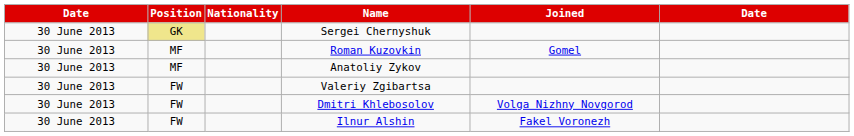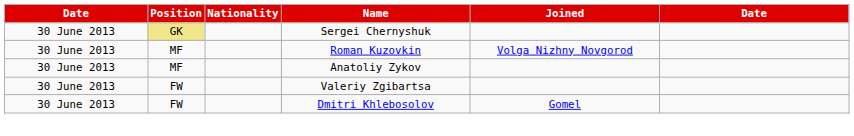(565, 49) Gomel -> (565, 49) Volga Nizhny Novgorod
(565, 104) Volga Nizhny Novgorod -> (565, 104) Gomel
- row: (376, 122)
